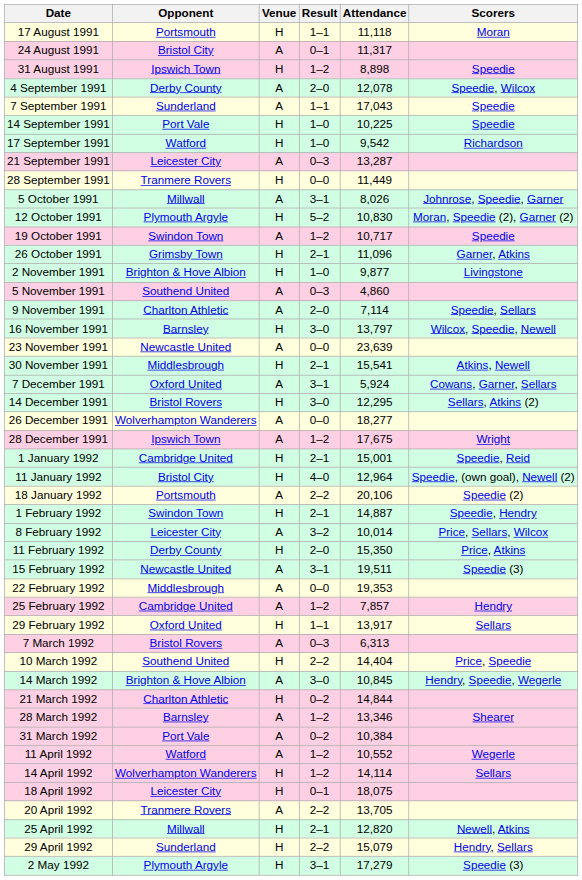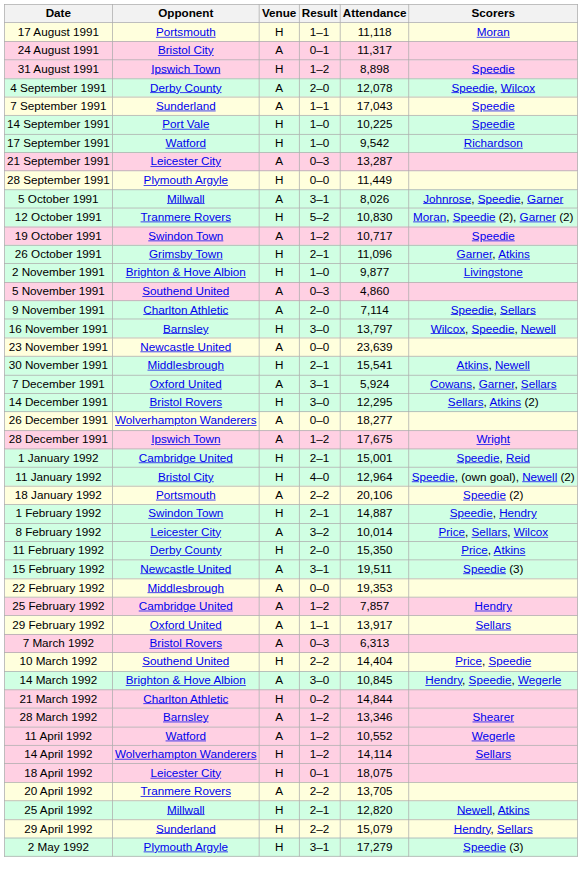(186, 180) Tranmere Rovers -> (186, 180) Plymouth Argyle
(186, 217) Plymouth Argyle -> (186, 217) Tranmere Rovers
(279, 625) H -> (279, 625) A
- row: (58, 736)
